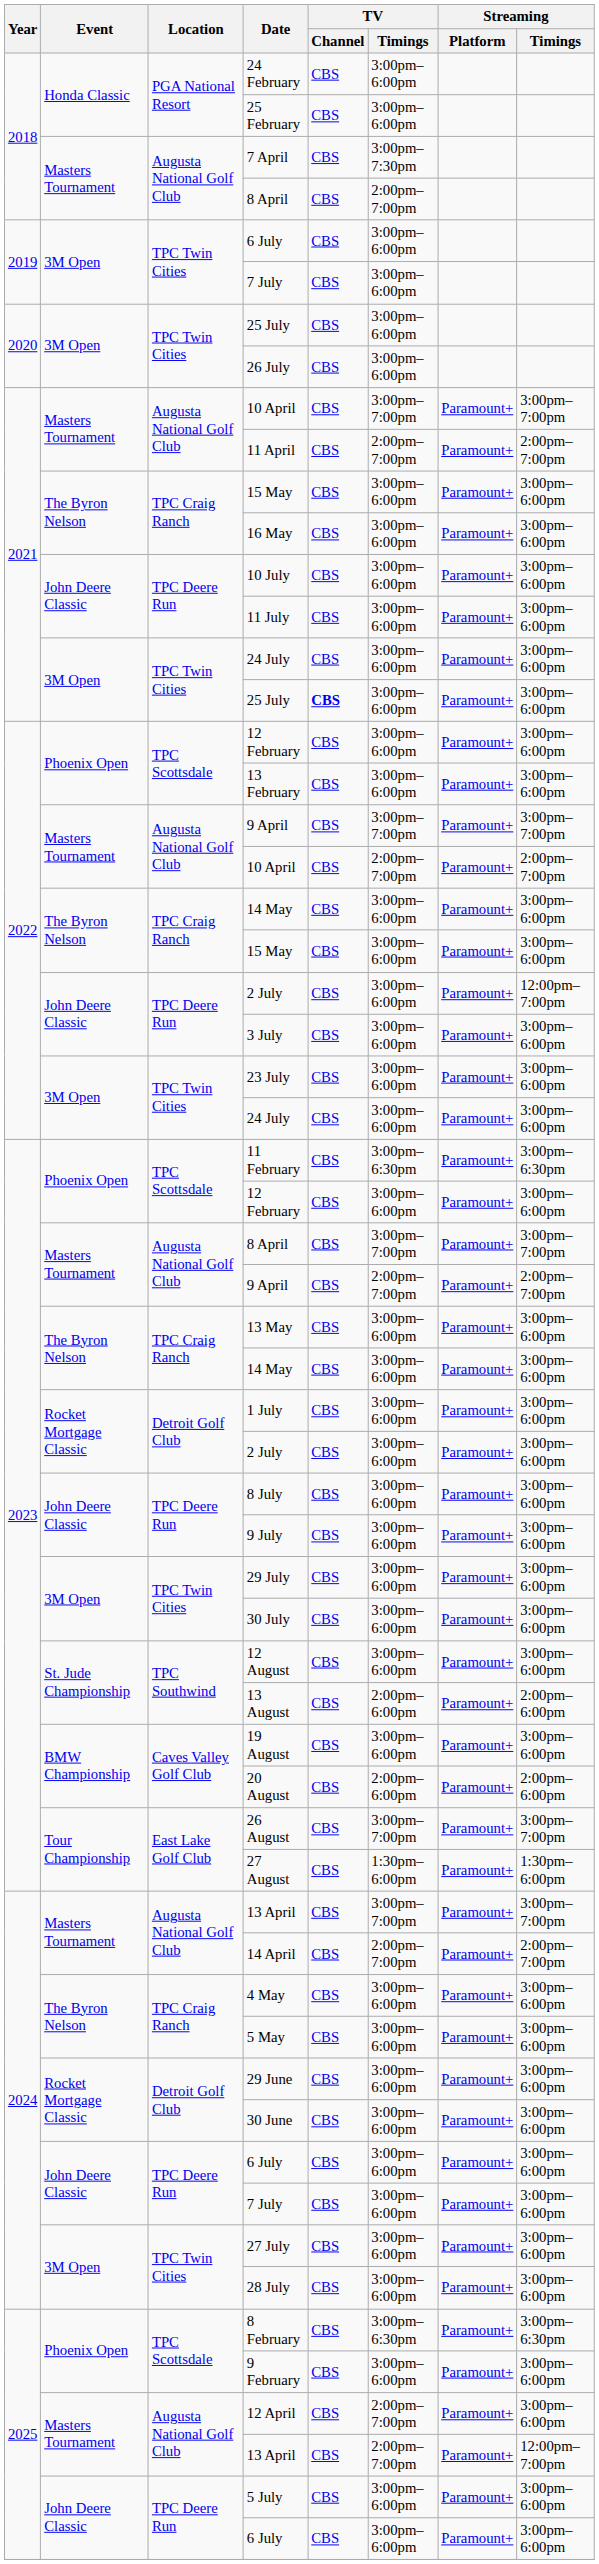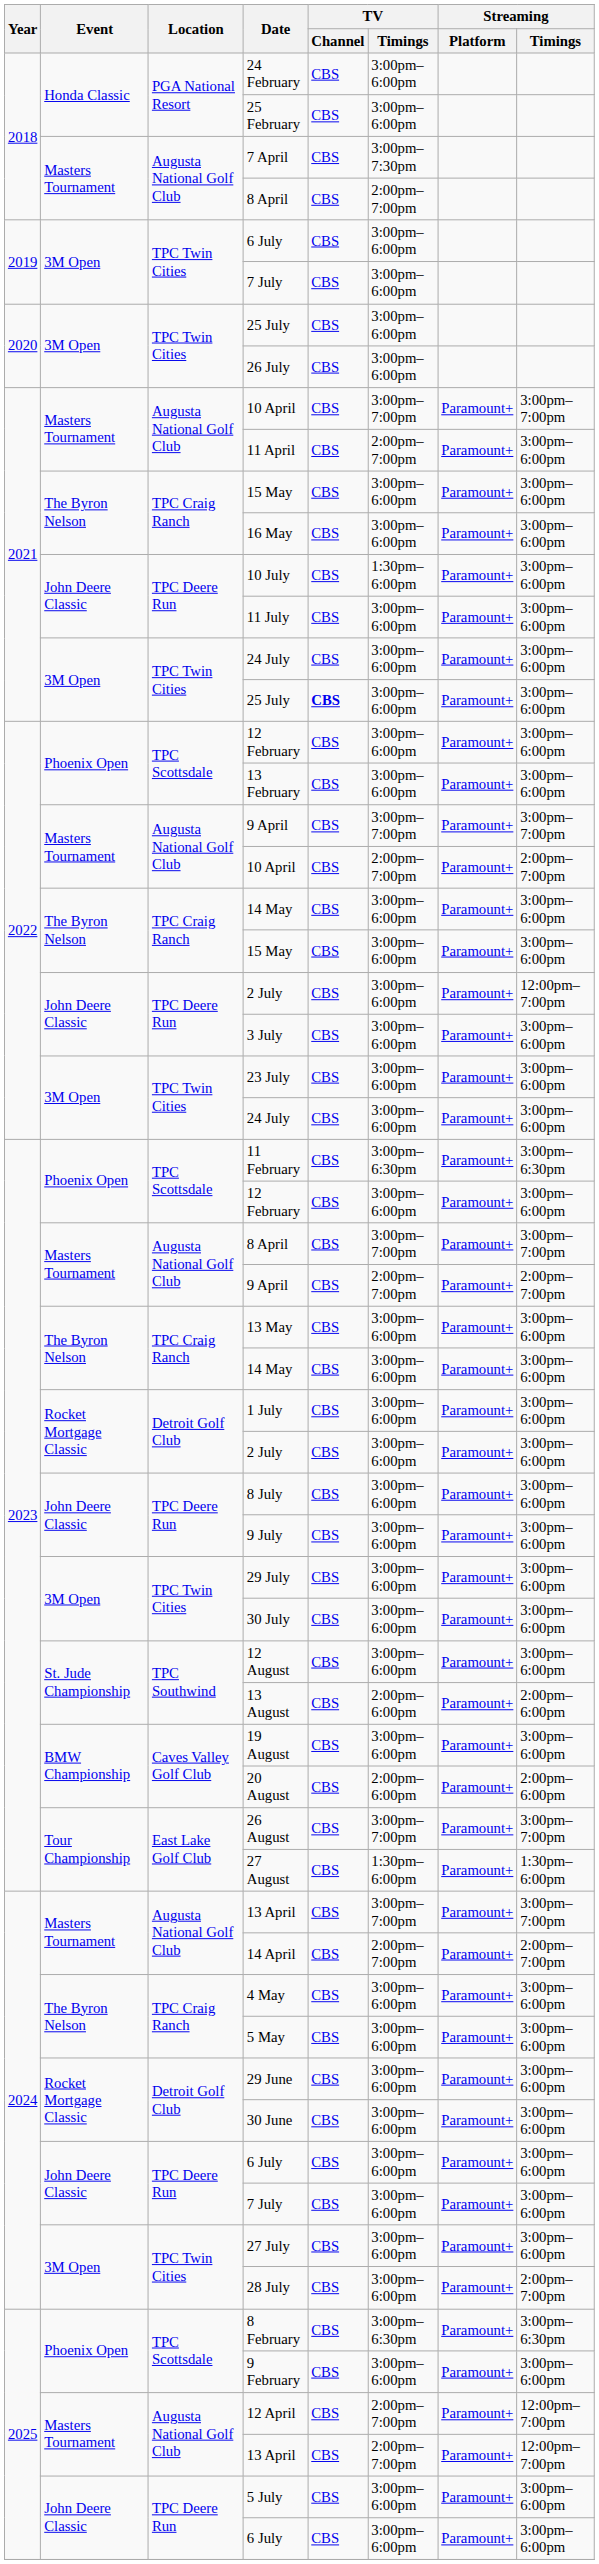(546, 450) 2:00pm–7:00pm -> (546, 450) 3:00pm–6:00pm
(398, 575) 3:00pm–6:00pm -> (398, 575) 1:30pm–6:00pm
(546, 2288) 3:00pm–6:00pm -> (546, 2288) 2:00pm–7:00pm
(546, 2413) 3:00pm–6:00pm -> (550, 2413) 12:00pm–7:00pm
